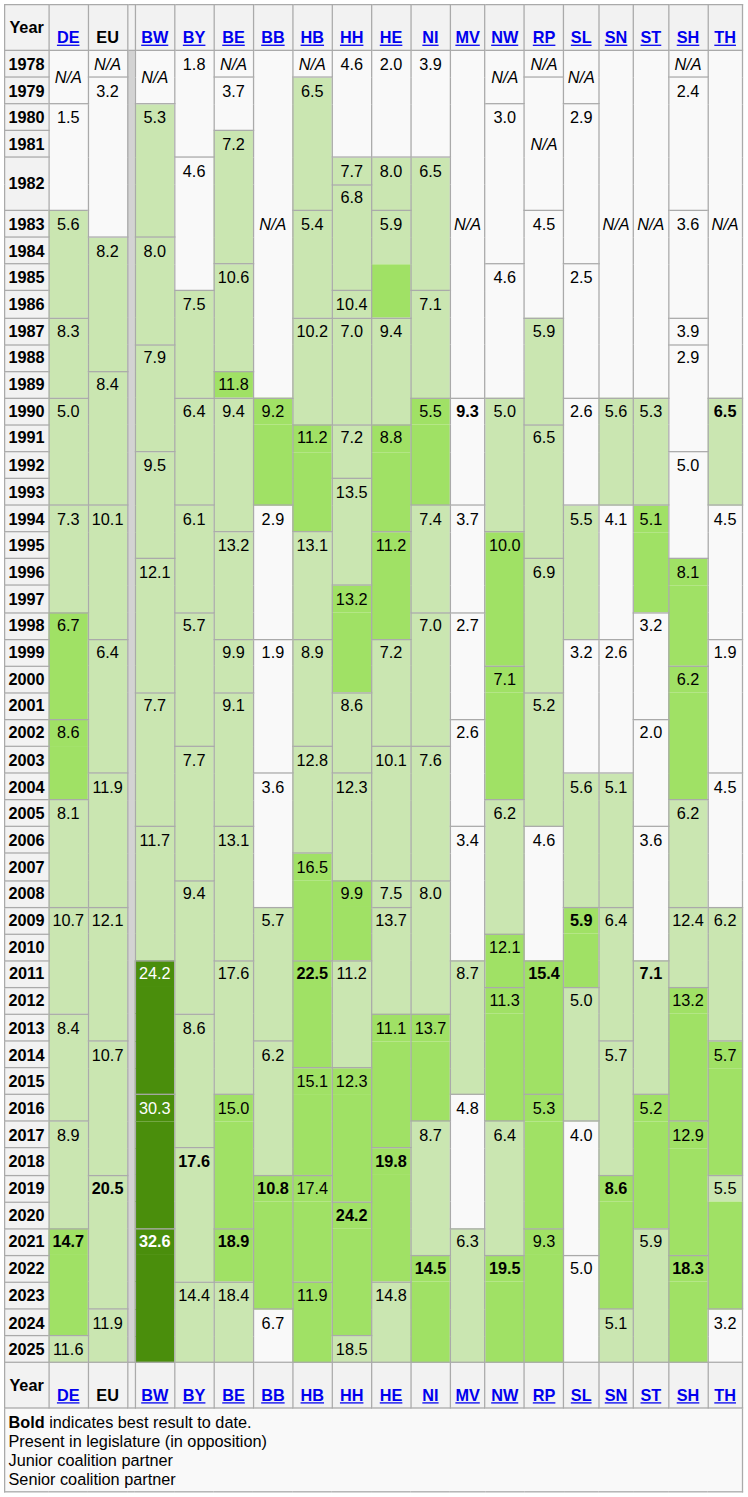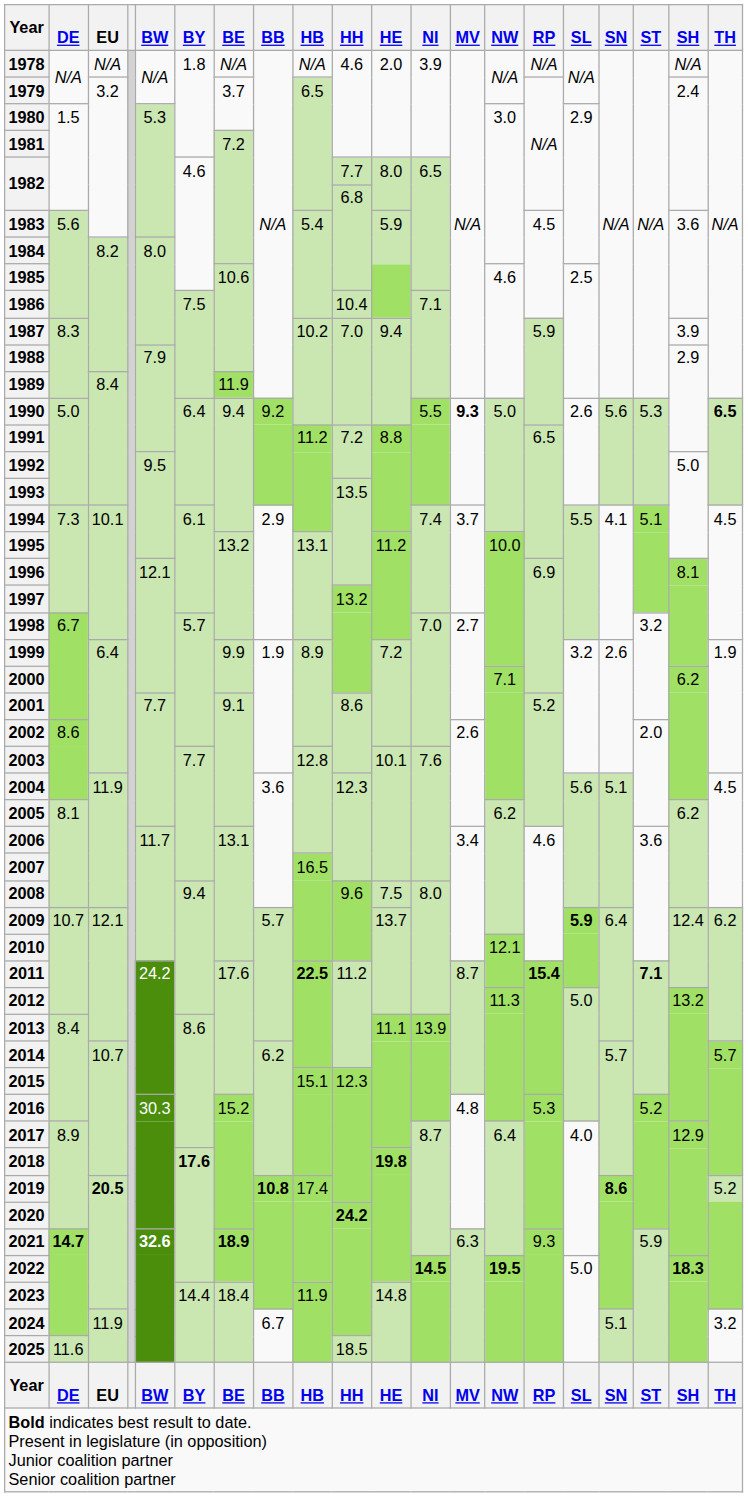(234, 384) 11.8 -> (234, 384) 11.9
(352, 893) 9.9 -> (352, 893) 9.6
(430, 1027) 13.7 -> (430, 1027) 13.9
(234, 1108) 15.0 -> (234, 1108) 15.2
(725, 1188) 5.5 -> (725, 1188) 5.2
